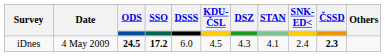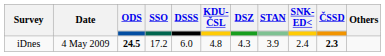(159, 43) bold -> (159, 43) normal
(216, 43) 4.5 -> (216, 43) 4.8
(273, 43) 4.1 -> (273, 43) 3.9
